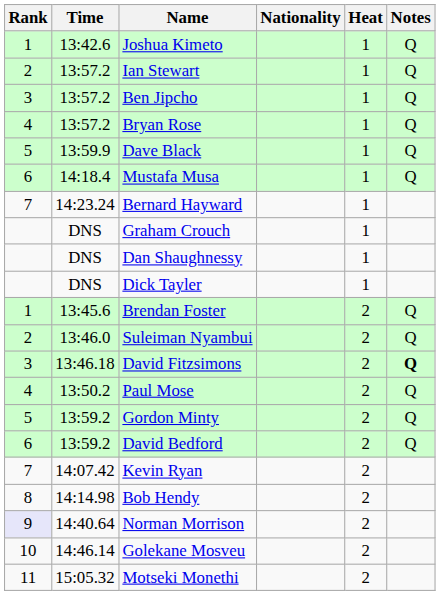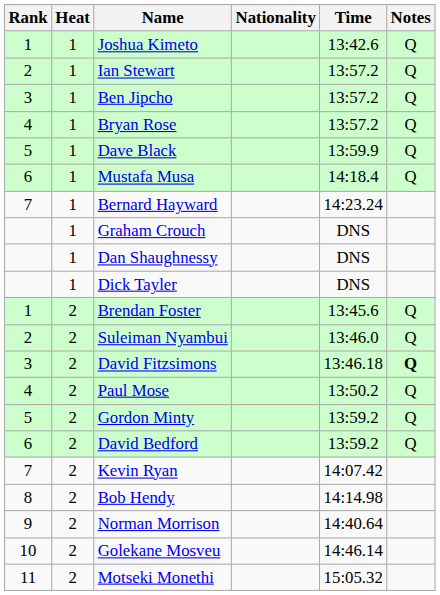columns swapped: (366, 17) <-> (85, 17)
(28, 524) lavender background -> (28, 524) no background
